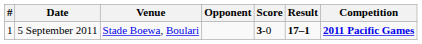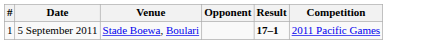- column: (270, 13)
(369, 30) bold -> (336, 30) normal
